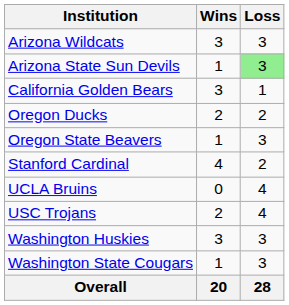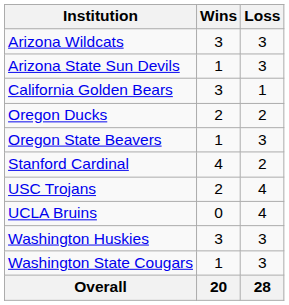(262, 66) lightgreen background -> (262, 66) no background
rows swapped: (52, 189) <-> (52, 213)
